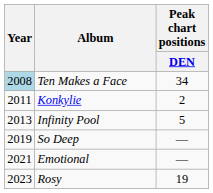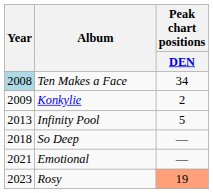(20, 100) 2011 -> (20, 100) 2009
(20, 139) 2019 -> (20, 139) 2018
(182, 178) no background -> (182, 178) lightsalmon background
